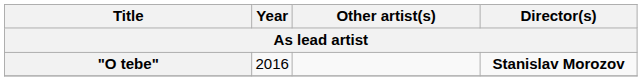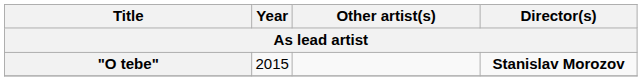(272, 64) 2016 -> (272, 64) 2015
